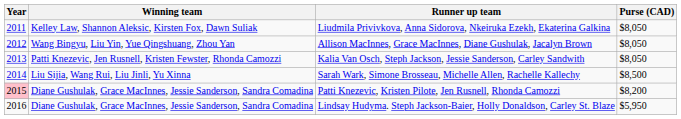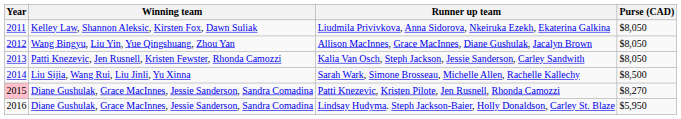(633, 91) $8,200 -> (633, 91) $8,270
